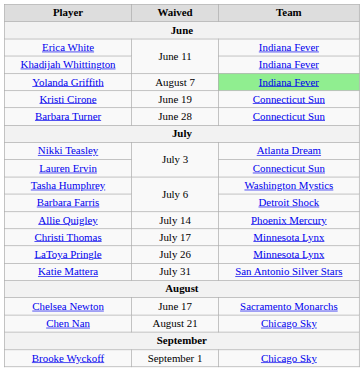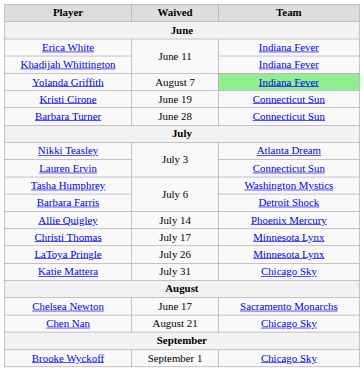(289, 271) San Antonio Silver Stars -> (289, 271) Chicago Sky
